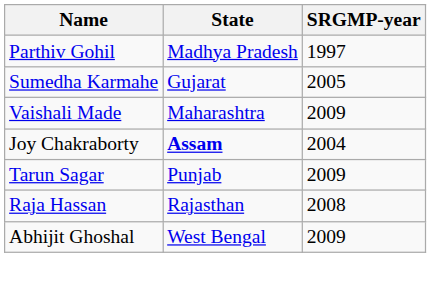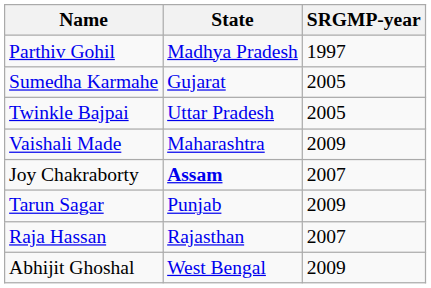+ row: (69, 112)
(326, 143) 2004 -> (326, 174) 2007
(326, 205) 2008 -> (326, 236) 2007
